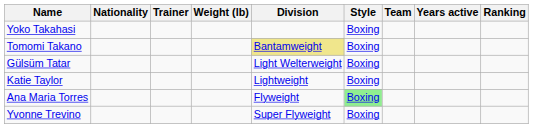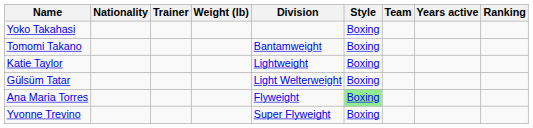(288, 47) khaki background -> (288, 47) no background
rows swapped: (39, 64) <-> (35, 81)
